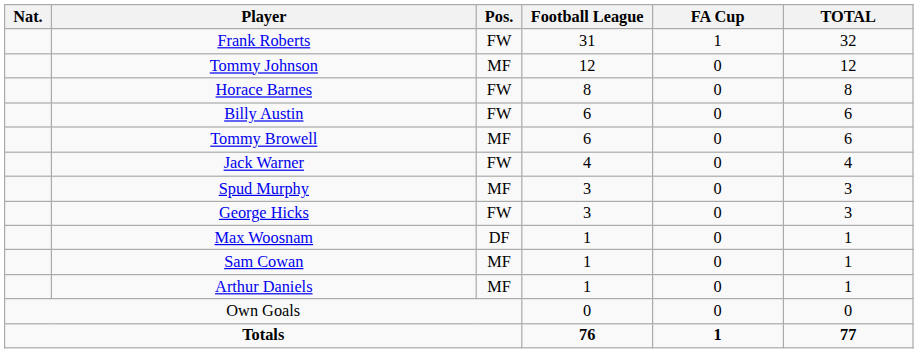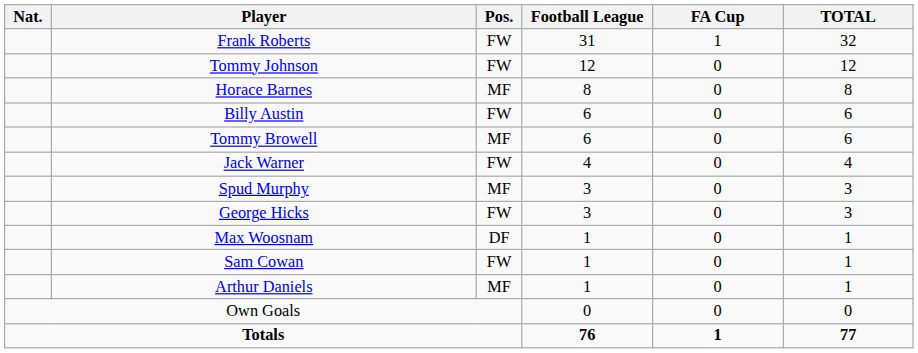(499, 65) MF -> (499, 65) FW
(499, 89) FW -> (499, 89) MF
(499, 261) MF -> (499, 261) FW
